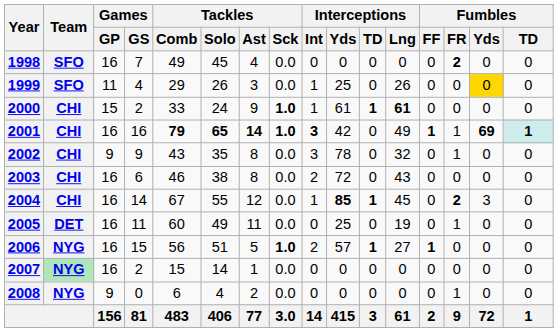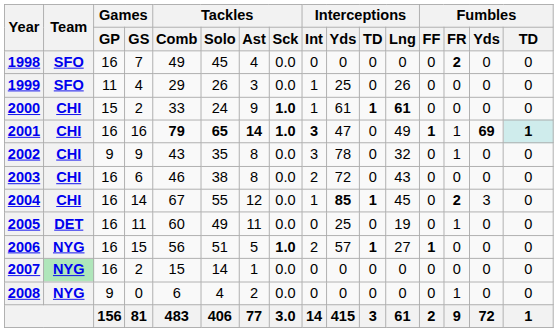(486, 85) gold background -> (486, 85) no background
(343, 131) 42 -> (343, 131) 47
